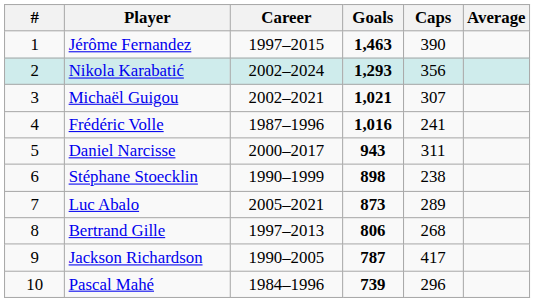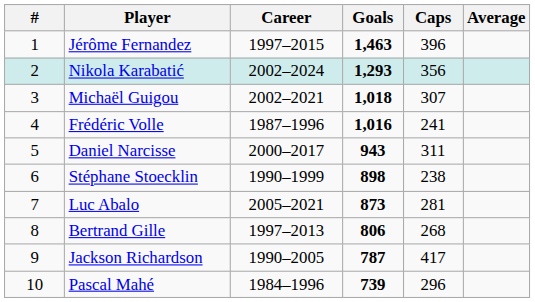(433, 44) 390 -> (433, 44) 396
(373, 97) 1,021 -> (373, 97) 1,018
(433, 204) 289 -> (433, 204) 281
